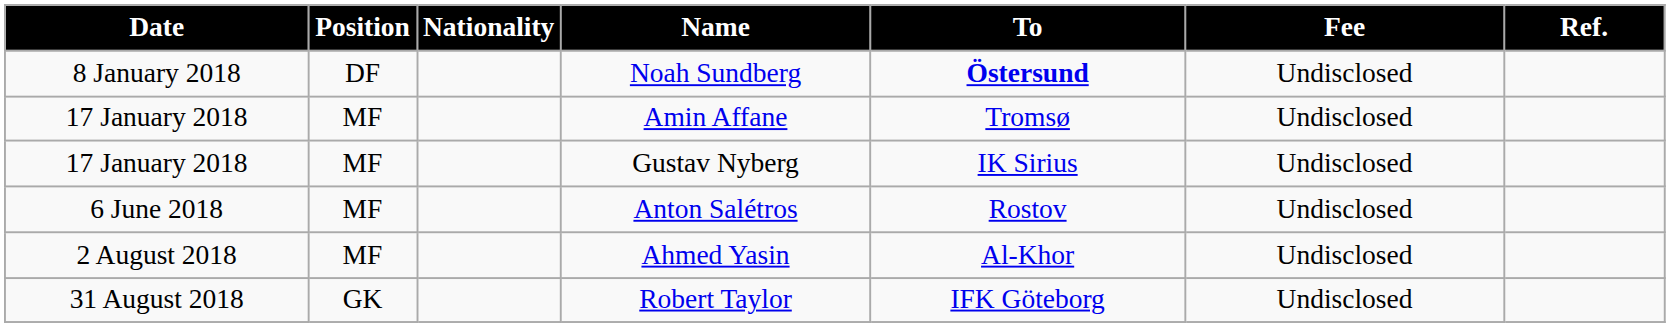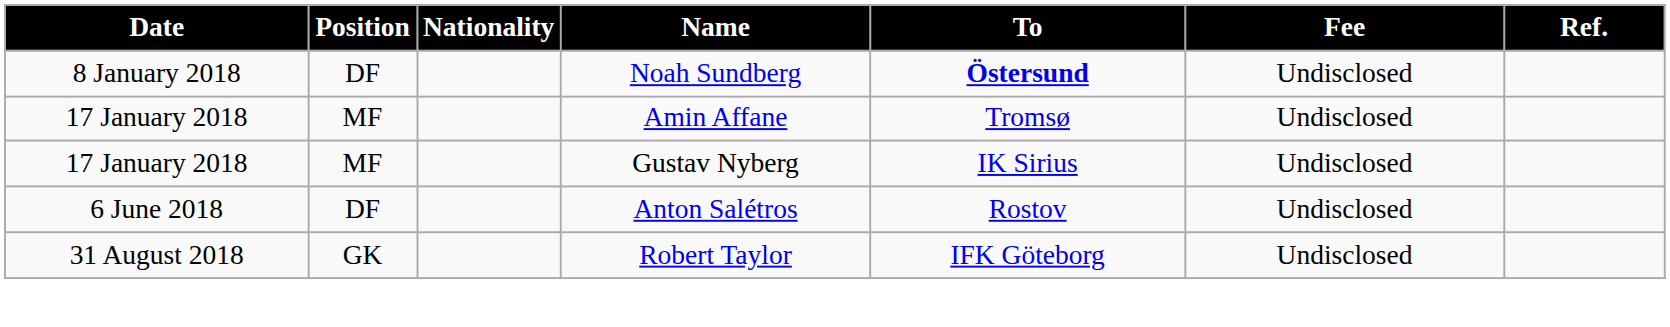(362, 209) MF -> (362, 209) DF
- row: (716, 254)
